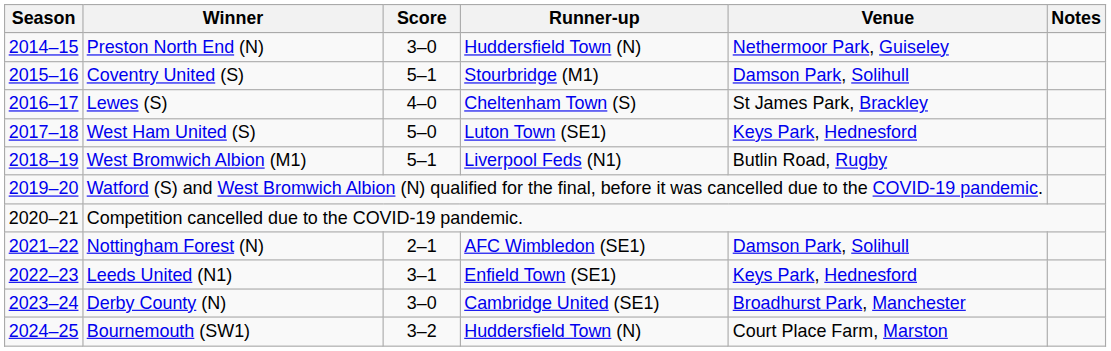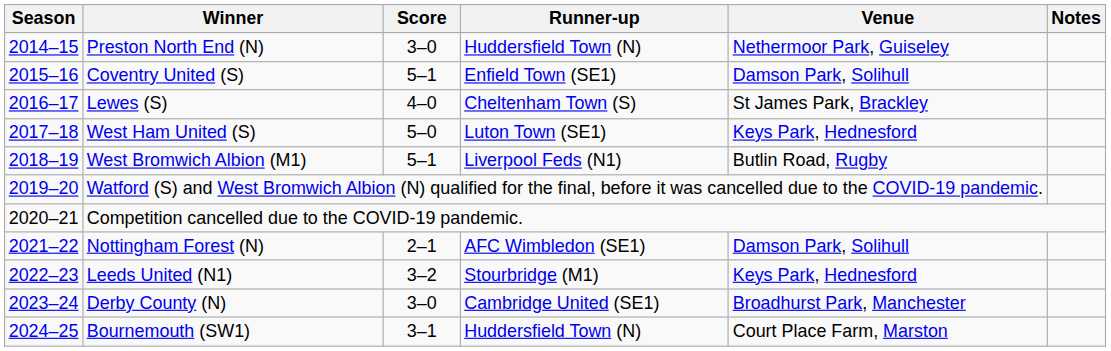(531, 75) Stourbridge (M1) -> (540, 75) Enfield Town (SE1)
(422, 274) 3–1 -> (422, 274) 3–2
(540, 274) Enfield Town (SE1) -> (531, 274) Stourbridge (M1)
(422, 331) 3–2 -> (422, 331) 3–1
